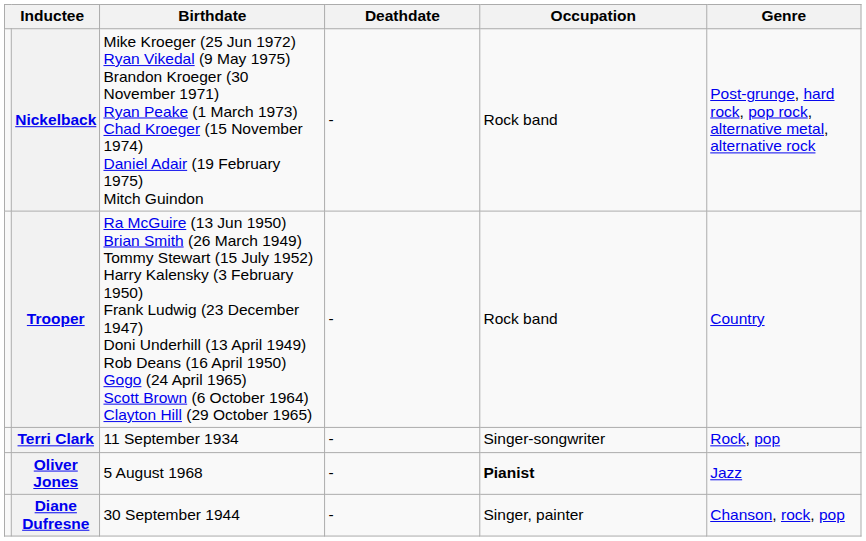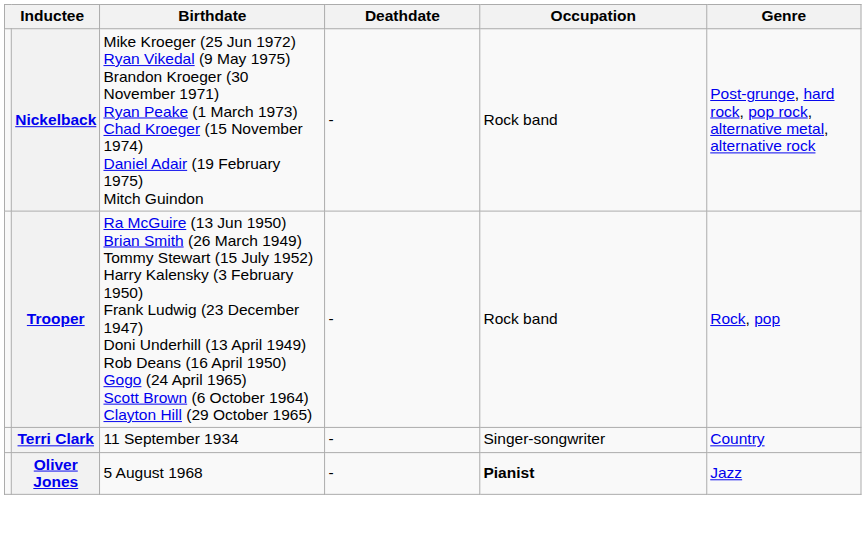(737, 319) Country -> (745, 319) Rock, pop
(745, 439) Rock, pop -> (737, 439) Country
- row: (56, 515)
